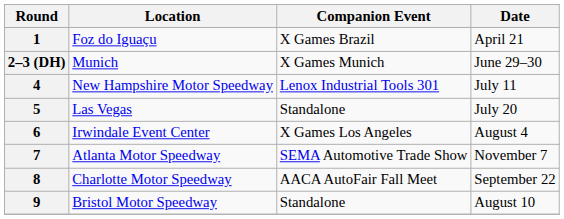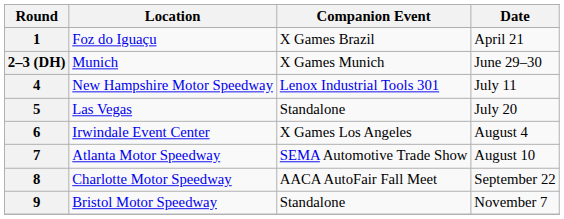(511, 156) November 7 -> (505, 156) August 10
(505, 202) August 10 -> (511, 202) November 7
